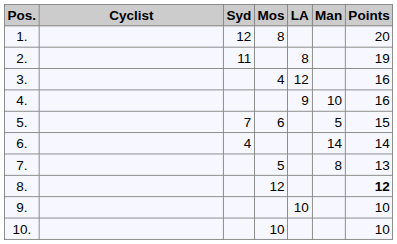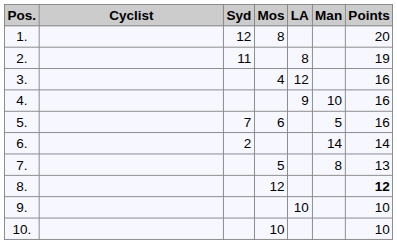(382, 122) 15 -> (382, 122) 16
(248, 143) 4 -> (248, 143) 2
